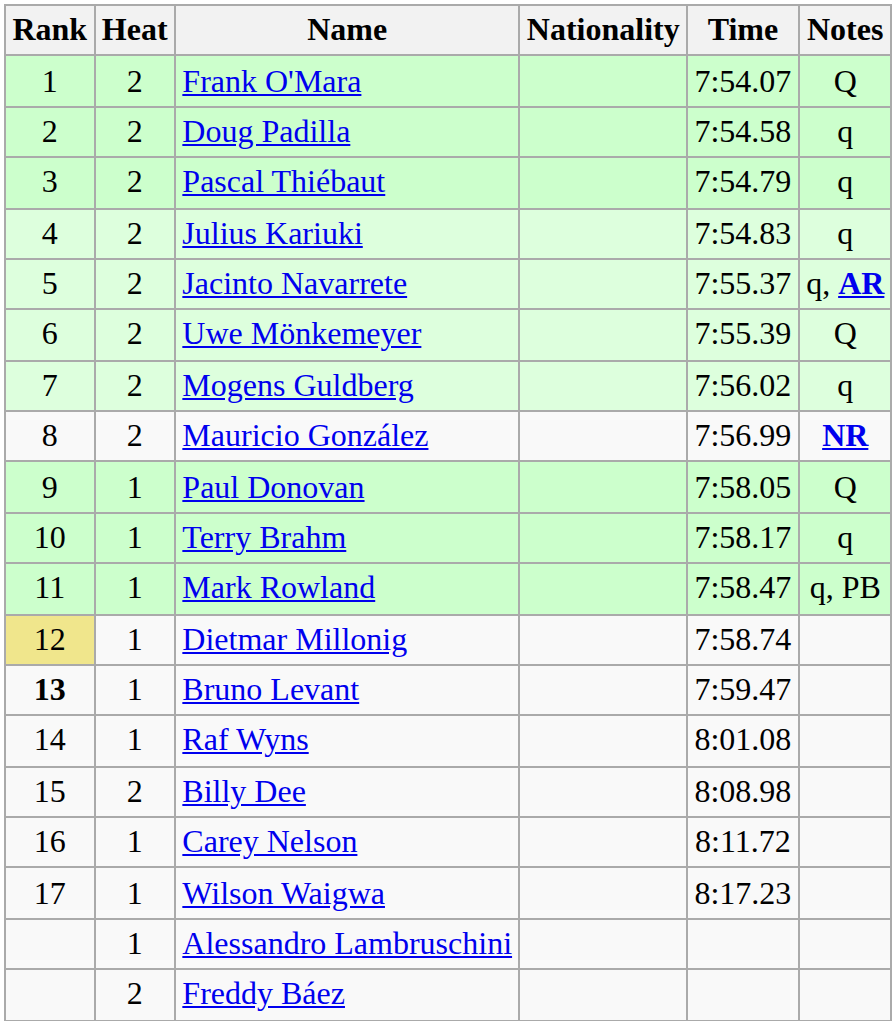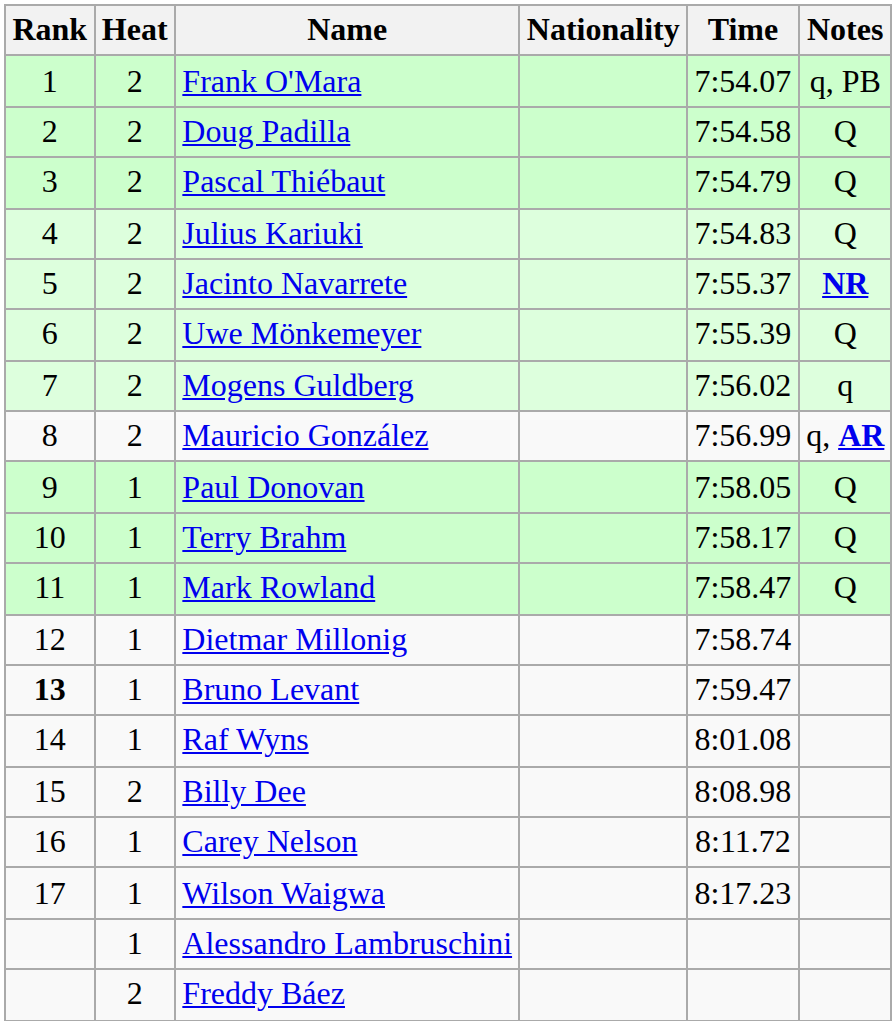(845, 80) Q -> (845, 80) q, PB
(845, 131) q -> (845, 131) Q
(845, 182) q -> (845, 182) Q
(845, 232) q -> (845, 232) Q
(845, 283) q, AR -> (845, 283) NR
(845, 435) NR -> (845, 435) q, AR
(845, 537) q -> (845, 537) Q
(845, 588) q, PB -> (845, 588) Q
(50, 638) khaki background -> (50, 638) no background
